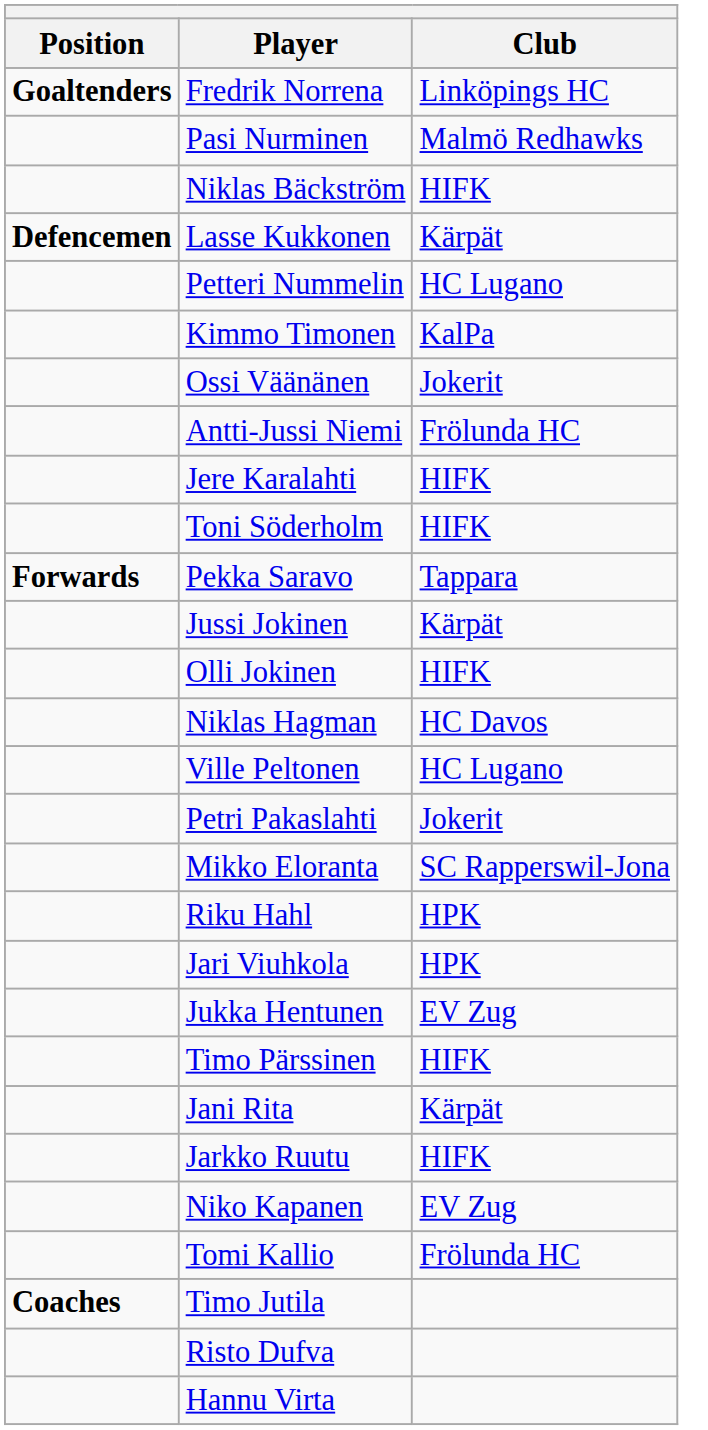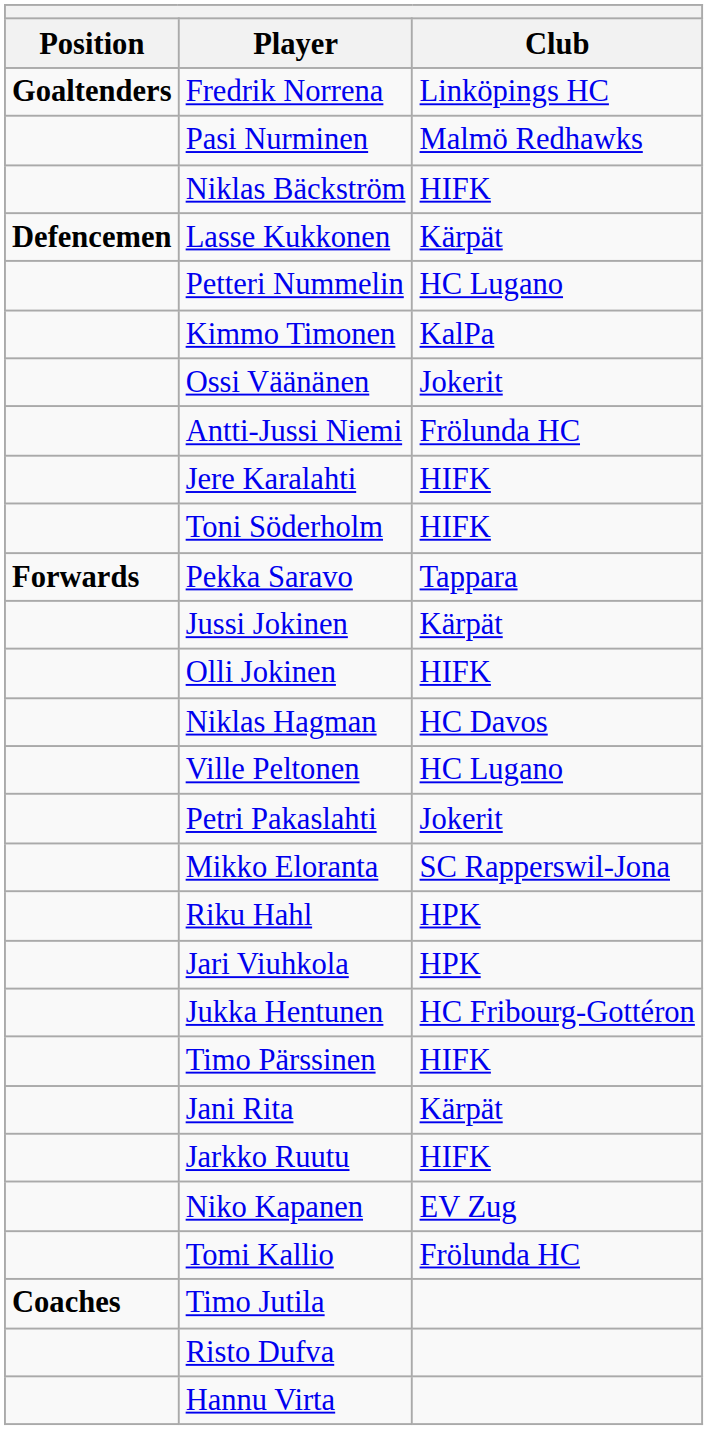(468, 1012) EV Zug -> (557, 1012) HC Fribourg-Gottéron
